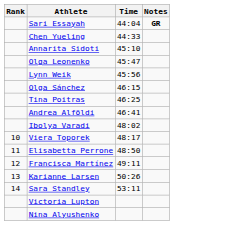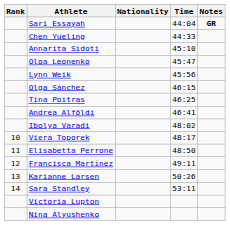+ column: (143, 11)
